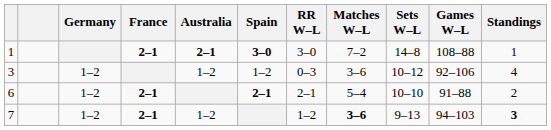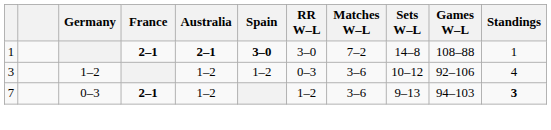- row: (11, 94)
(90, 115) 1–2 -> (90, 94) 0–3
(356, 115) bold -> (356, 94) normal
